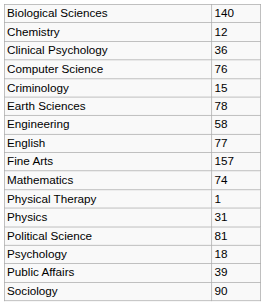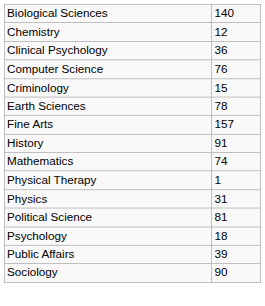- row: (38, 124)
- row: (26, 143)
+ row: (25, 143)
